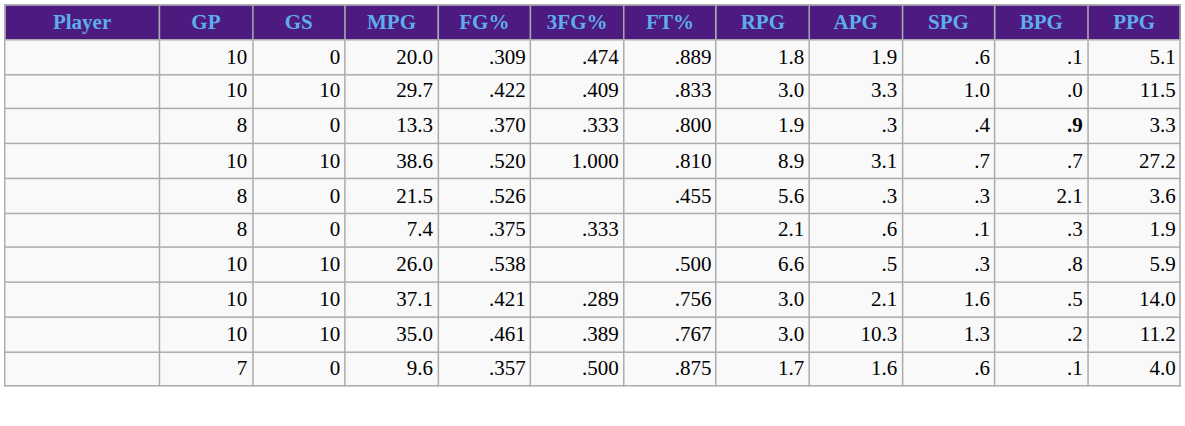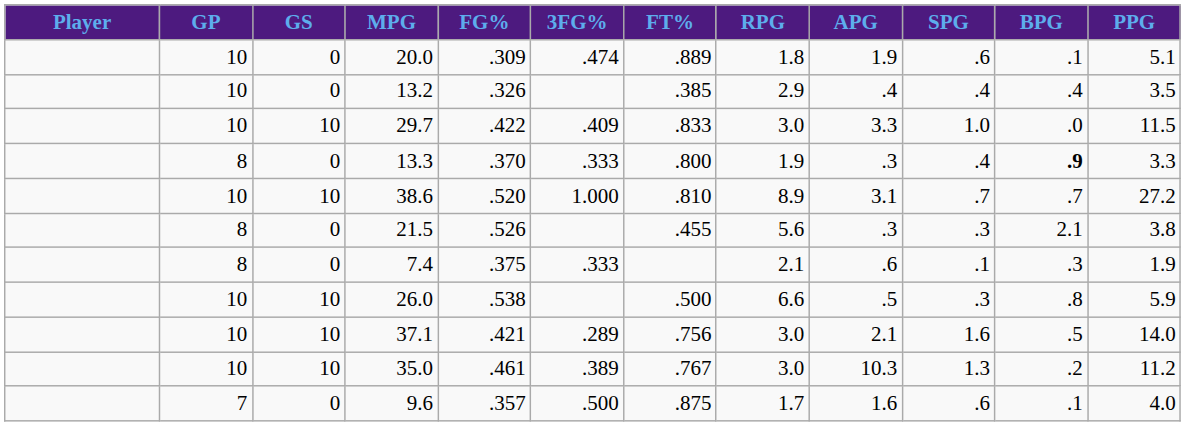+ row: (415, 91)
(1163, 195) 3.6 -> (1163, 230) 3.8
